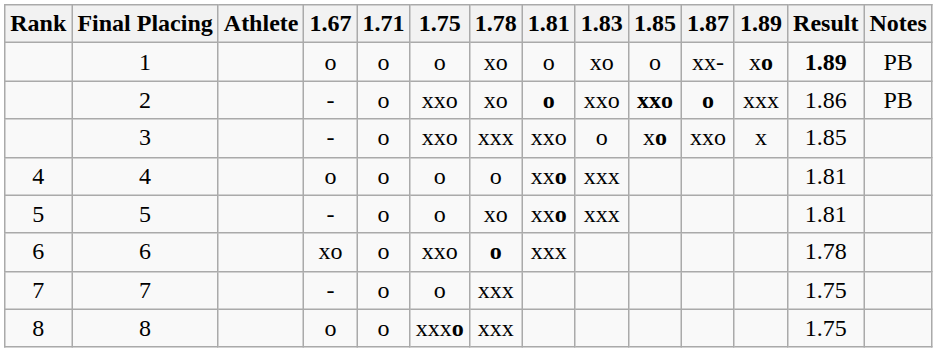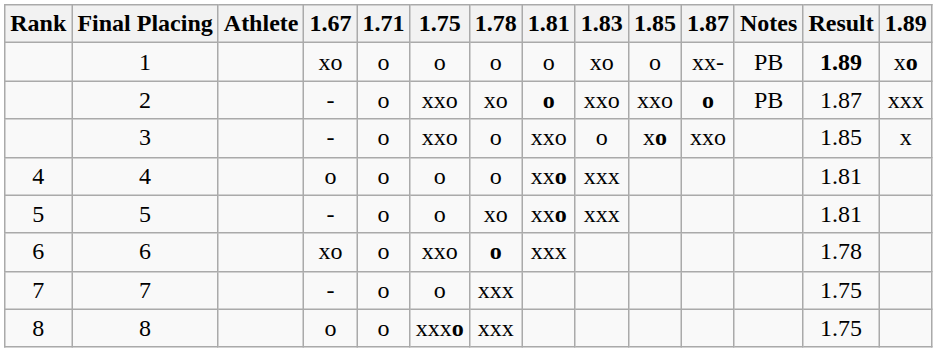columns swapped: (761, 23) <-> (898, 23)
(331, 61) o -> (331, 61) xo
(496, 61) xo -> (496, 61) o
(655, 99) bold -> (655, 99) normal
(826, 99) 1.86 -> (841, 99) 1.87
(496, 137) xxx -> (496, 137) o
